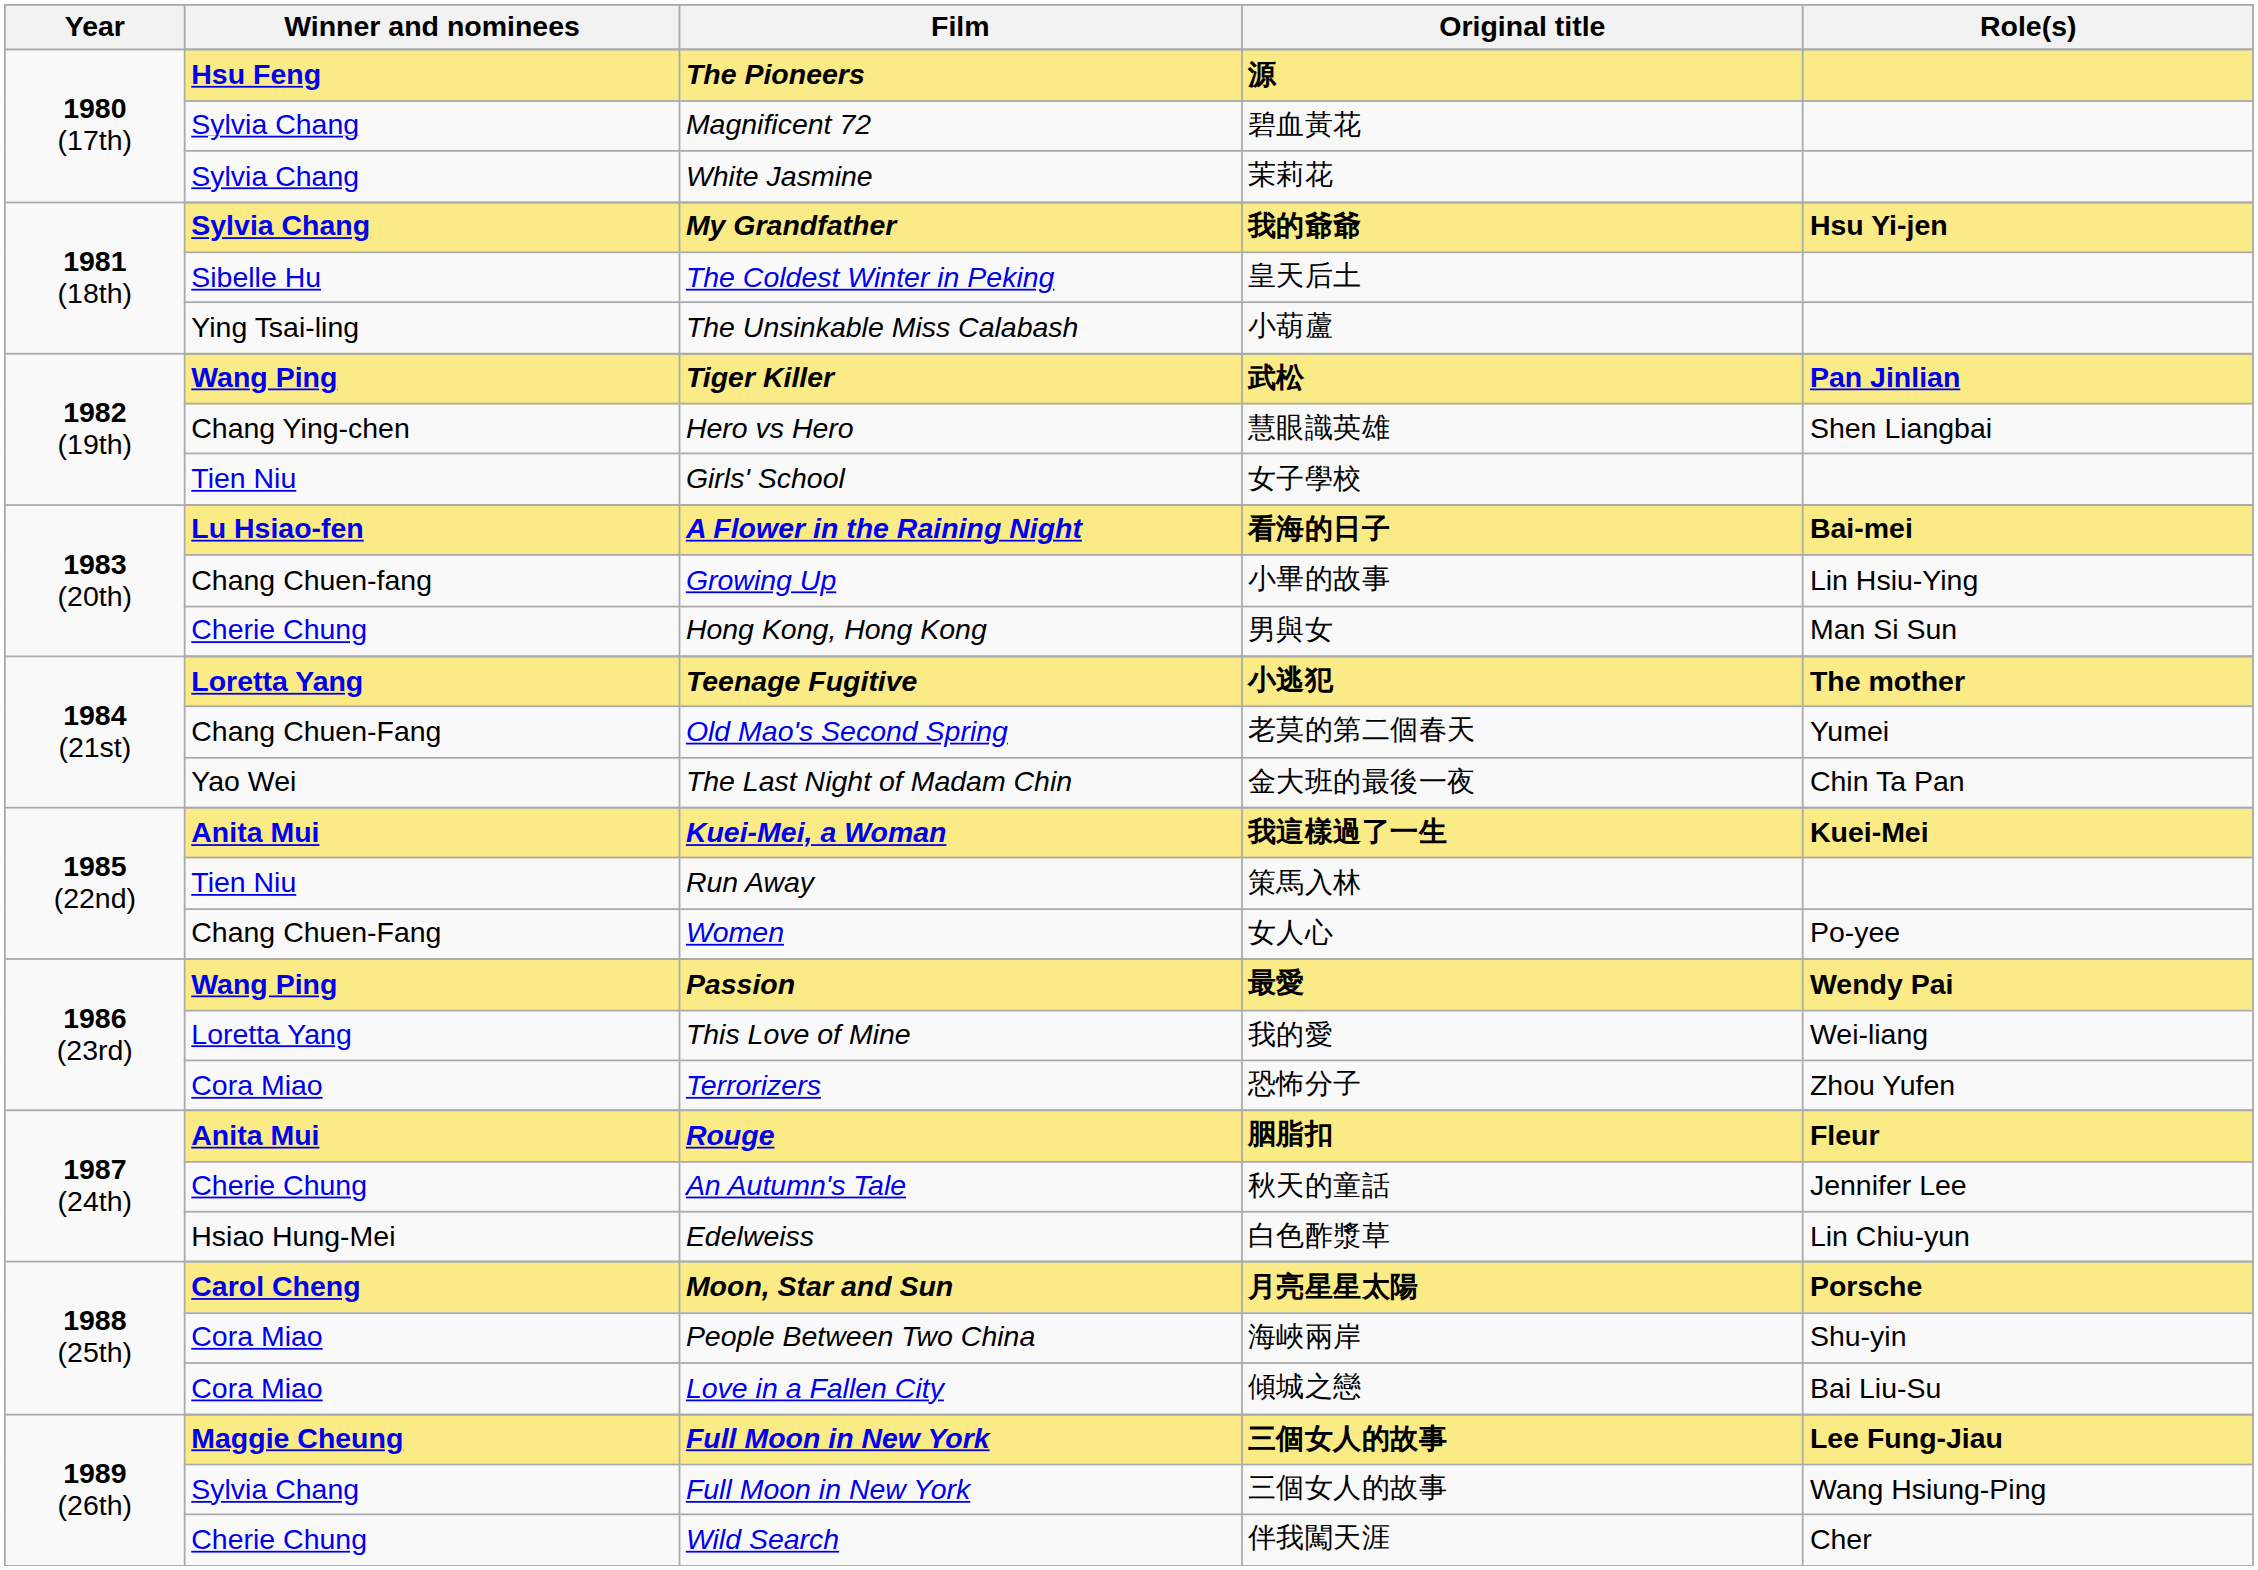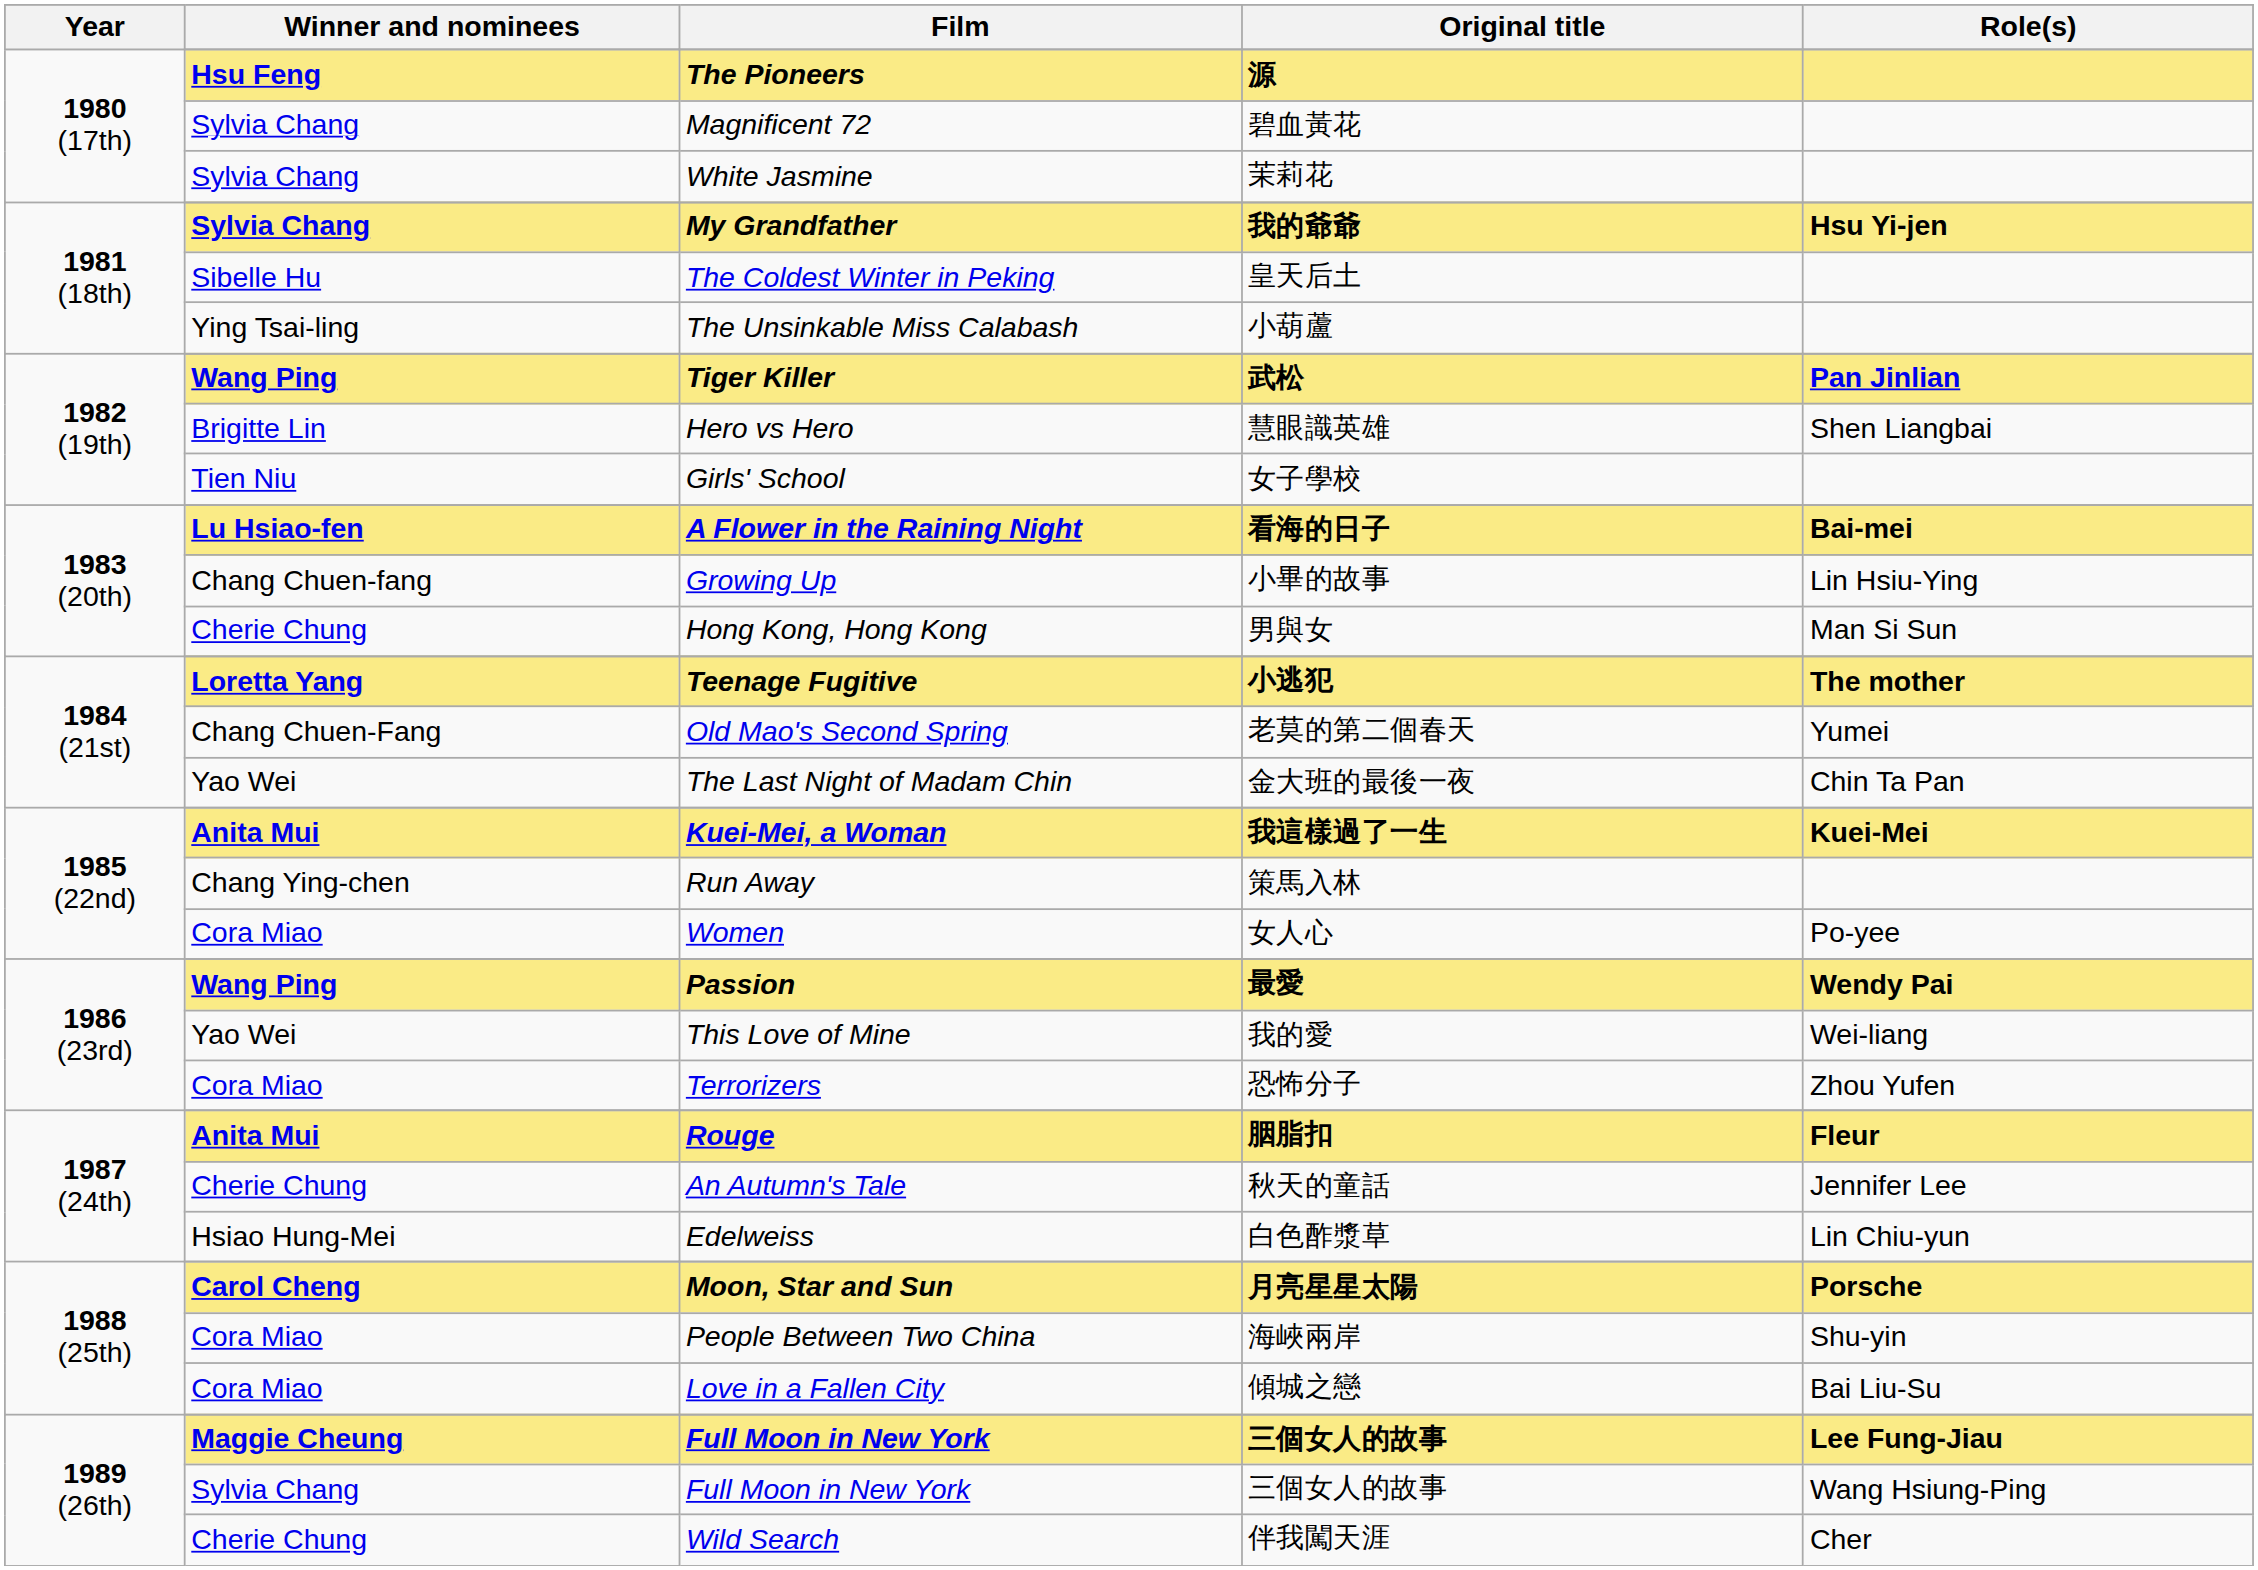(301, 428) Chang Ying-chen -> (259, 428) Brigitte Lin
(244, 883) Tien Niu -> (301, 883) Chang Ying-chen
(316, 933) Chang Chuen-Fang -> (257, 933) Cora Miao
(272, 1034) Loretta Yang -> (244, 1034) Yao Wei
